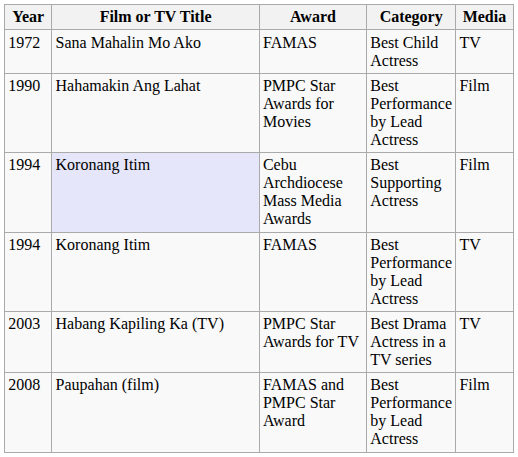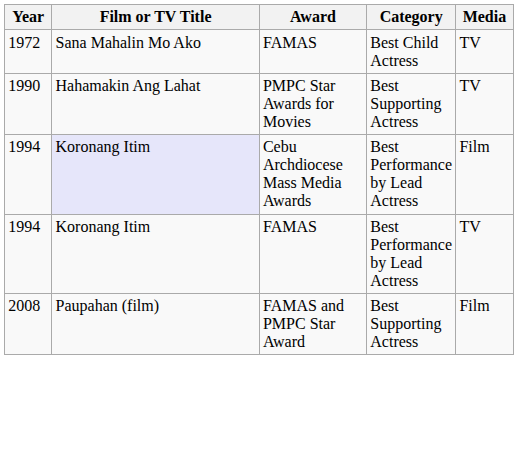(411, 112) Best Performance by Lead Actress -> (406, 103) Best Supporting Actress
(475, 85) Film -> (470, 85) TV
(406, 183) Best Supporting Actress -> (411, 174) Best Performance by Lead Actress
- row: (24, 324)
(411, 412) Best Performance by Lead Actress -> (406, 324) Best Supporting Actress
